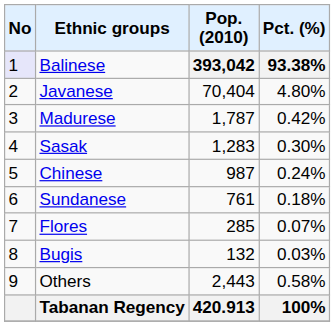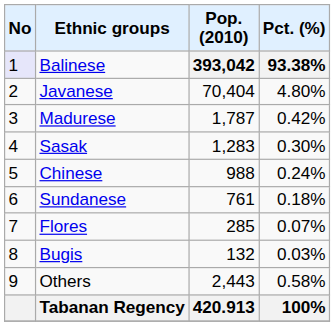(240, 173) 987 -> (240, 173) 988
